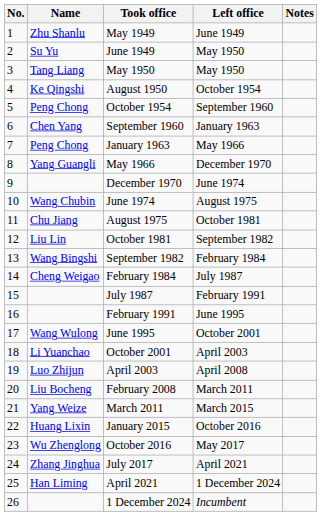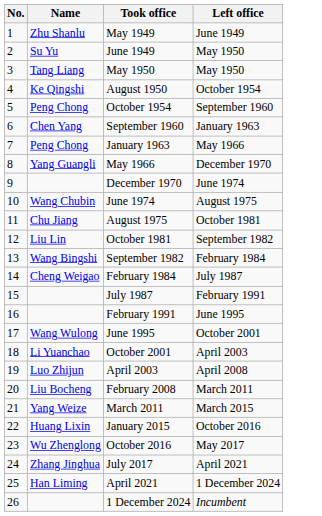- column: (300, 13)
